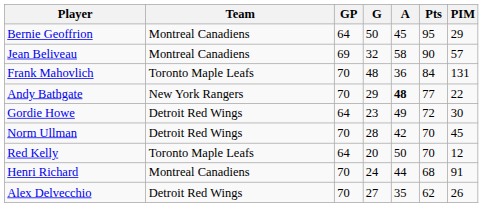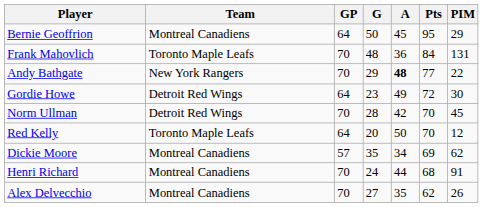- row: (42, 53)
+ row: (42, 152)
(196, 192) Detroit Red Wings -> (199, 192) Montreal Canadiens
